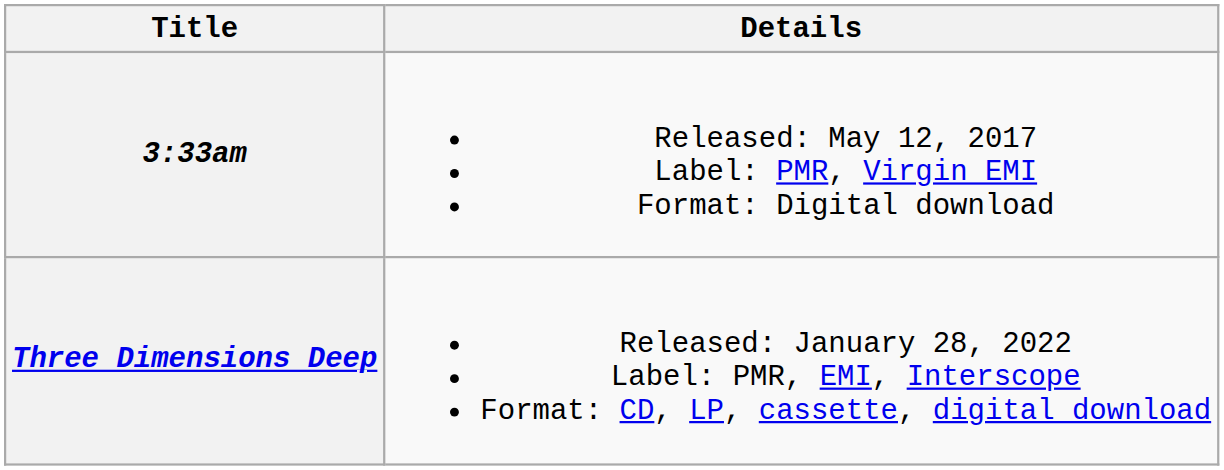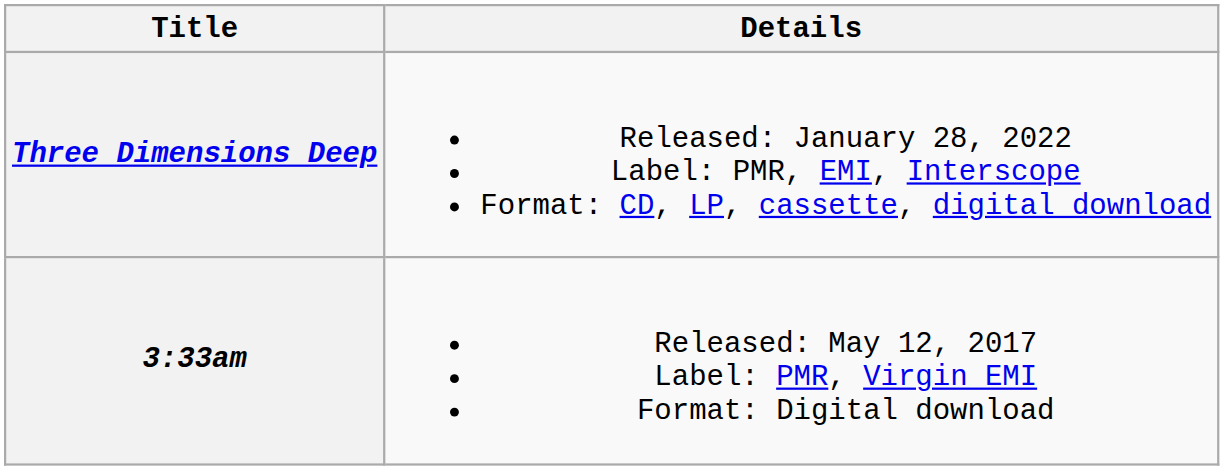rows swapped: (195, 155) <-> (195, 361)
